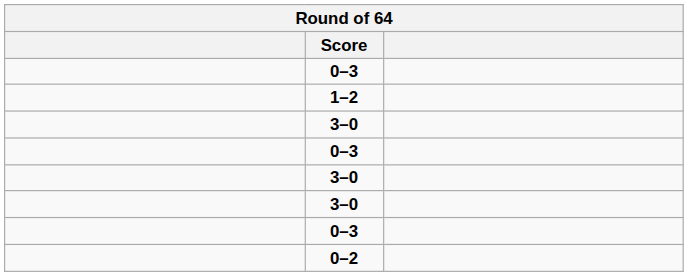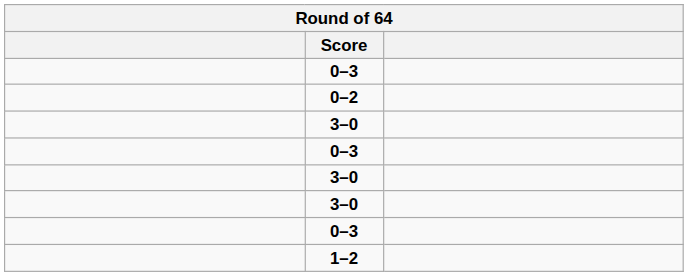rows swapped: (155, 258) <-> (155, 98)
